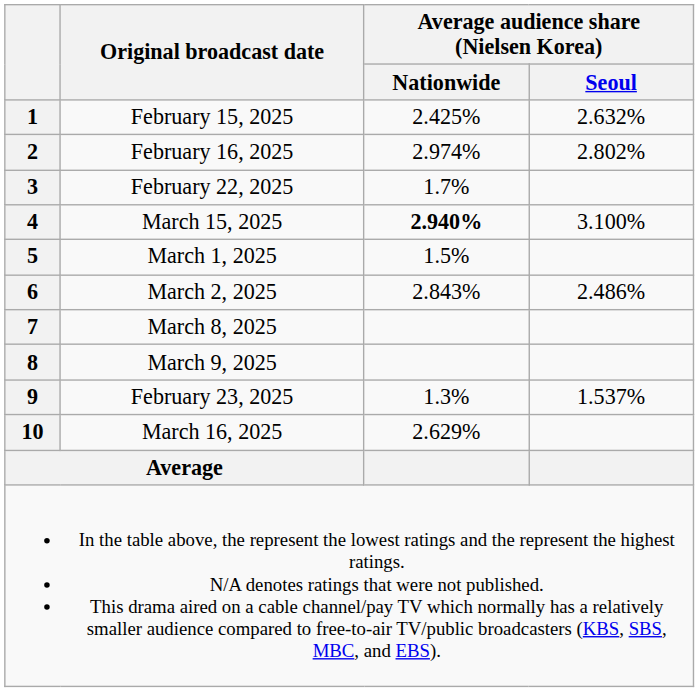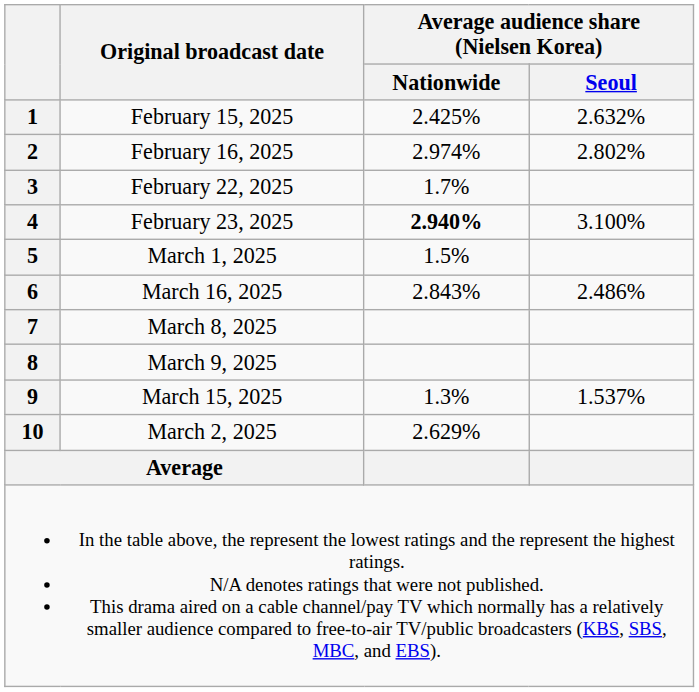(212, 221) March 15, 2025 -> (212, 221) February 23, 2025
(212, 291) March 2, 2025 -> (212, 291) March 16, 2025
(212, 397) February 23, 2025 -> (212, 397) March 15, 2025
(212, 432) March 16, 2025 -> (212, 432) March 2, 2025
